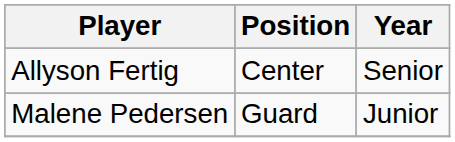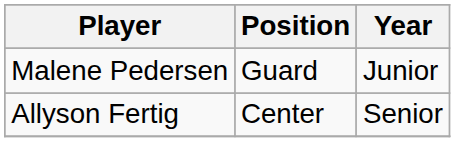rows swapped: (95, 70) <-> (120, 114)
